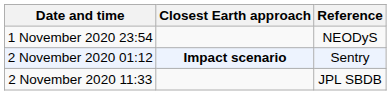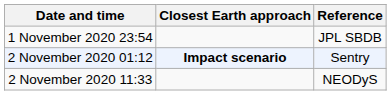(350, 37) NEODyS -> (350, 37) JPL SBDB
(350, 80) JPL SBDB -> (350, 80) NEODyS
